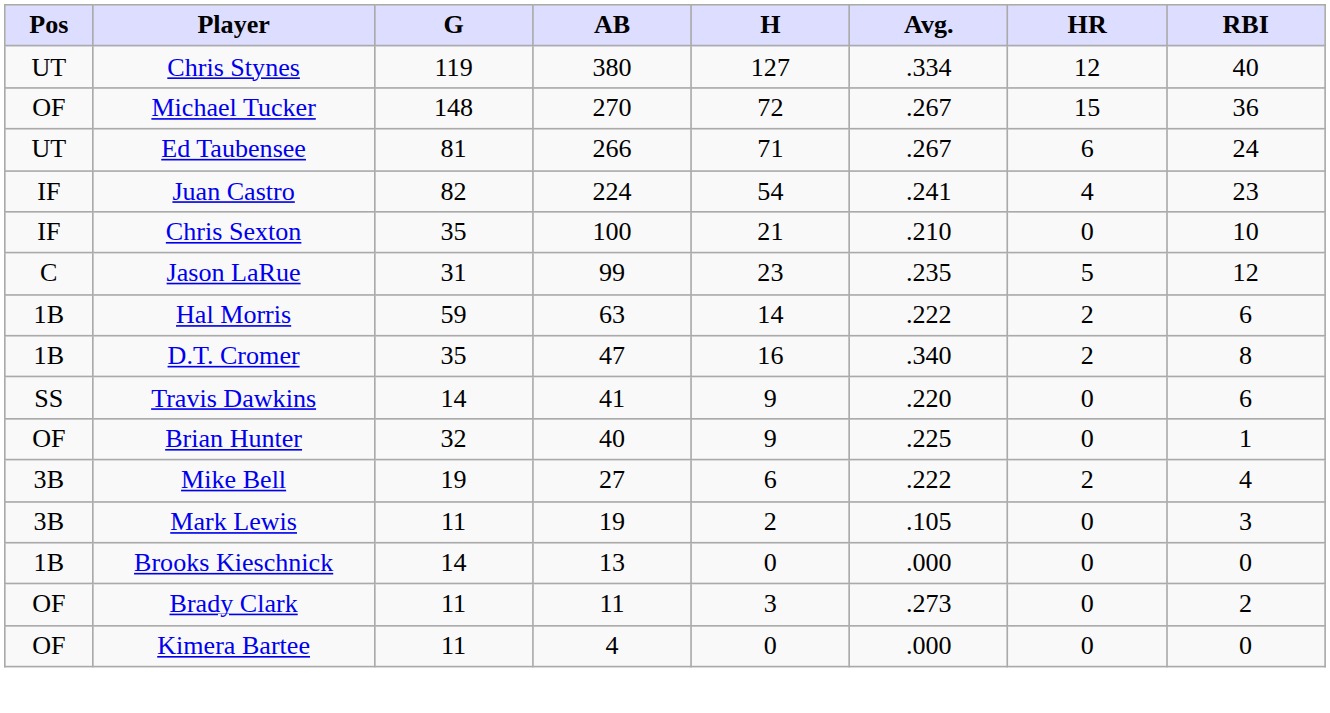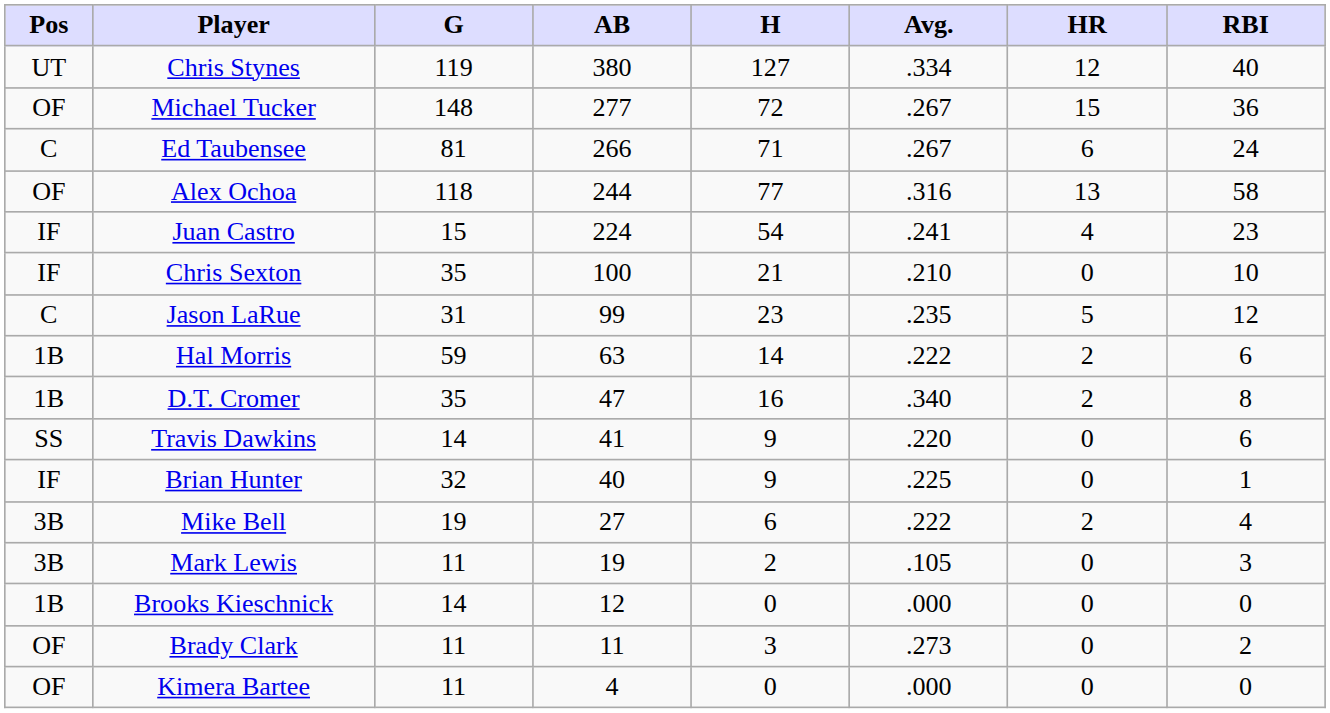(612, 107) 270 -> (612, 107) 277
(49, 149) UT -> (49, 149) C
+ row: (234, 190)
(454, 190) 82 -> (454, 231) 15
(49, 438) OF -> (49, 480) IF
(612, 562) 13 -> (612, 604) 12
